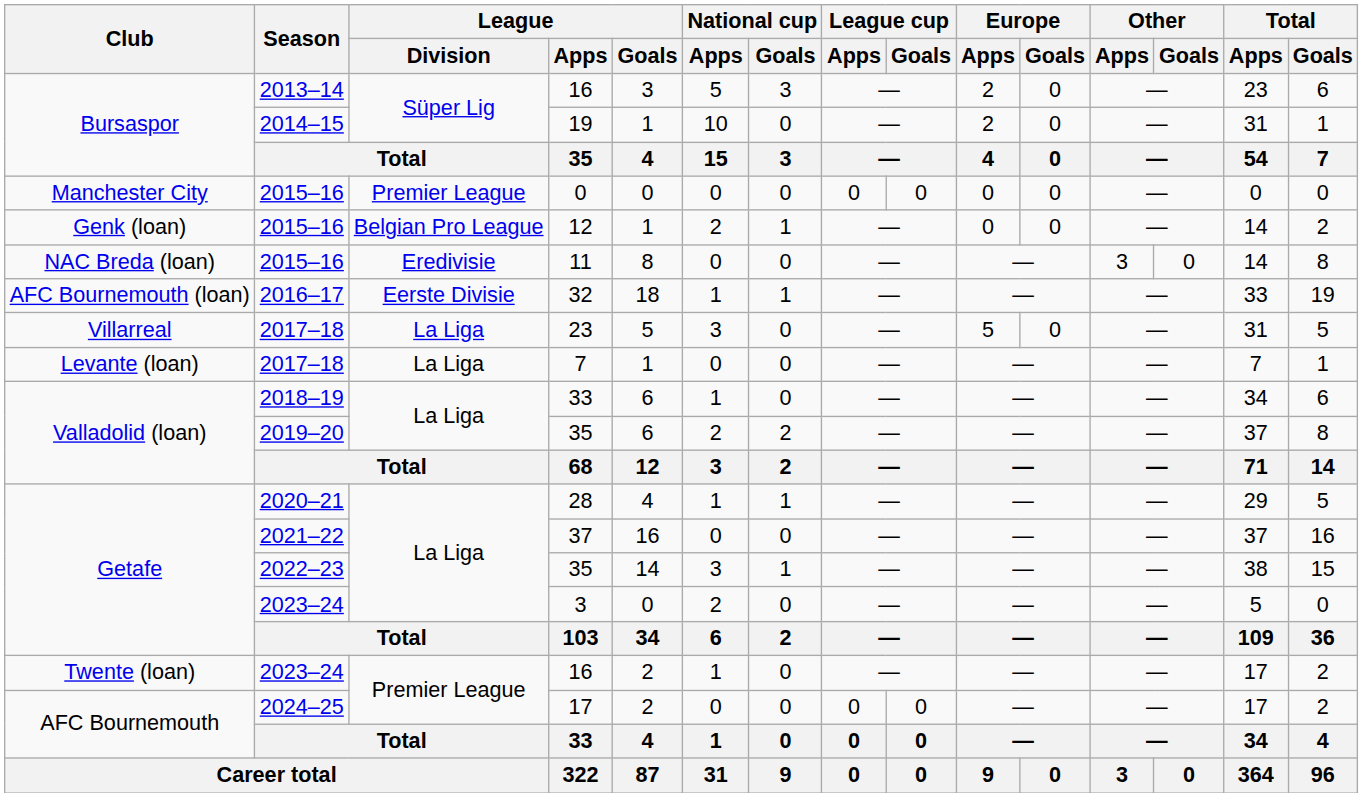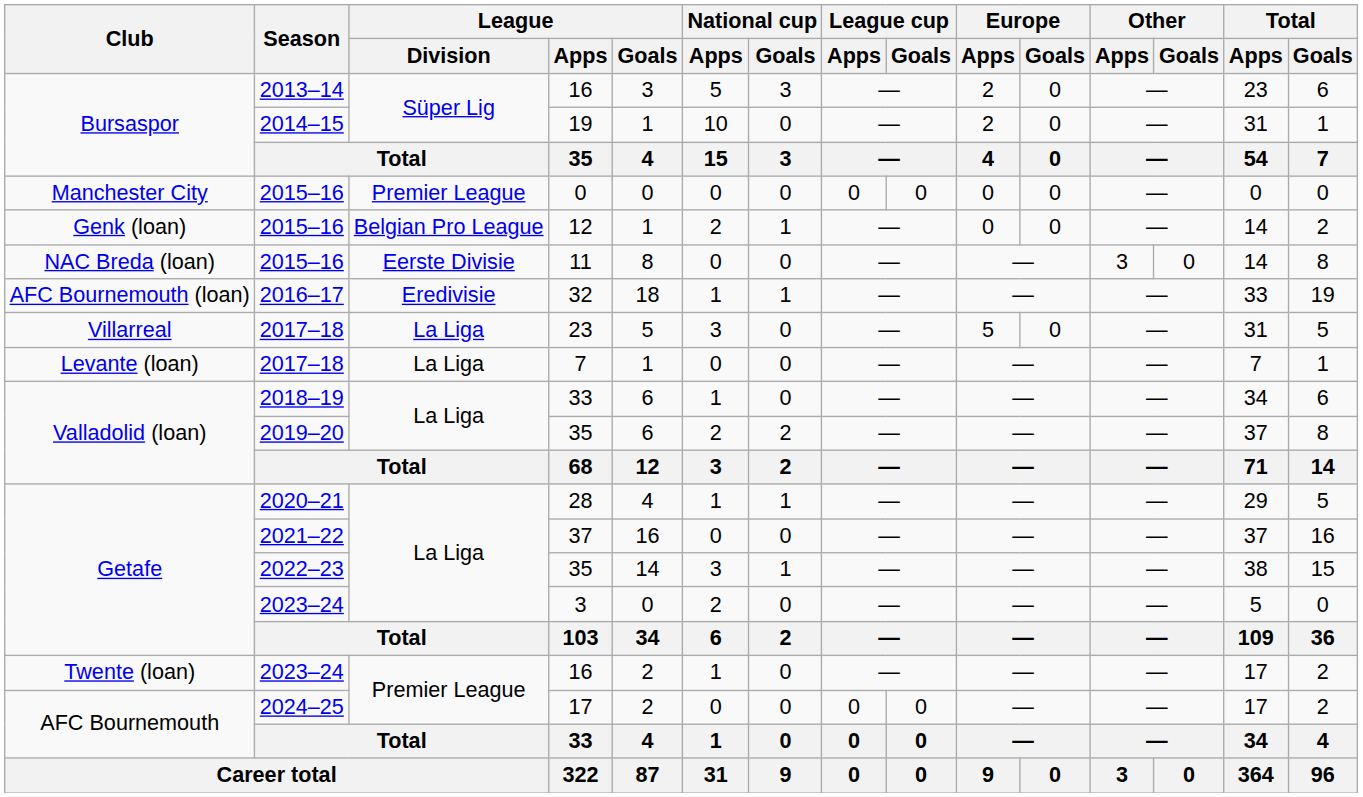(449, 261) Eredivisie -> (449, 261) Eerste Divisie
(449, 295) Eerste Divisie -> (449, 295) Eredivisie
